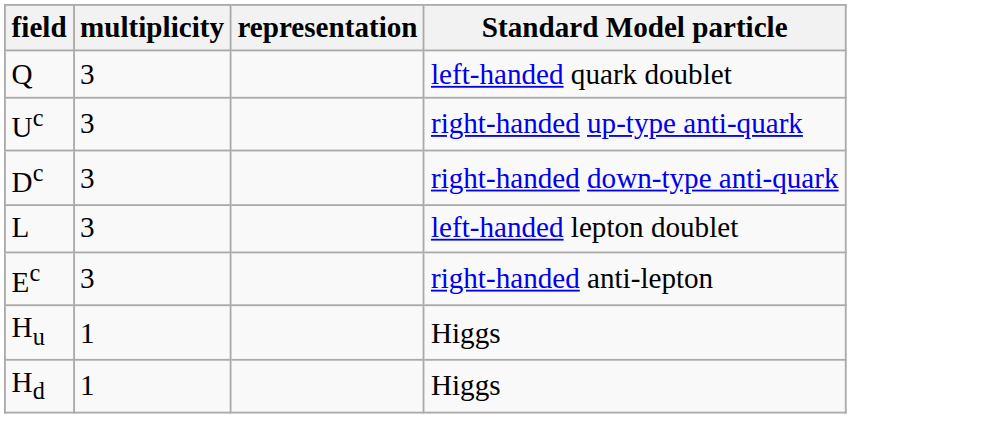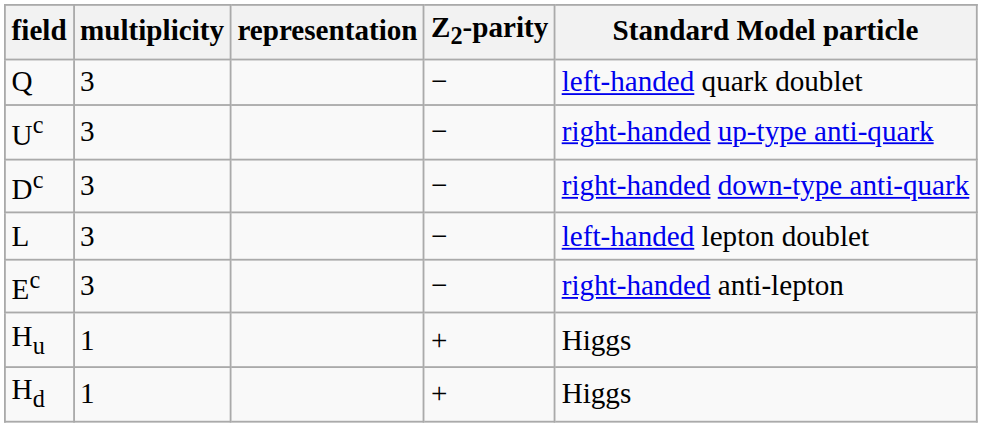+ column: (490, 31)
